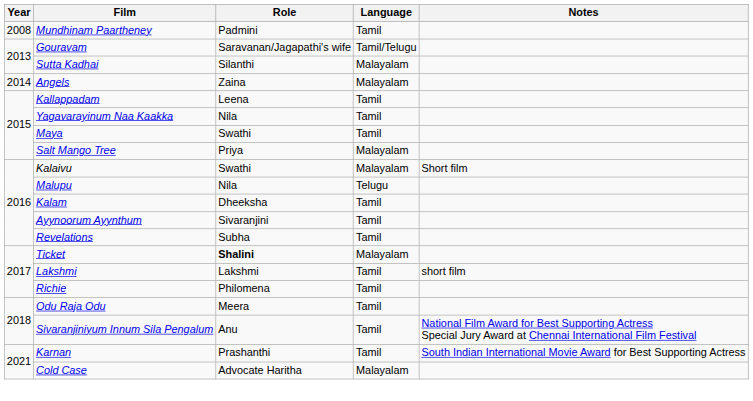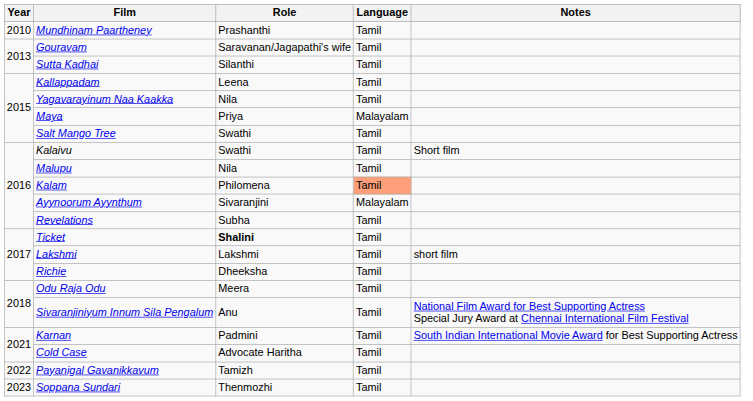(19, 30) 2008 -> (19, 30) 2010
(238, 30) Padmini -> (244, 30) Prashanthi
(386, 47) Tamil/Telugu -> (369, 47) Tamil
(382, 64) Malayalam -> (369, 64) Tamil
- row: (53, 82)
(235, 133) Swathi -> (231, 116) Priya
(369, 133) Tamil -> (382, 116) Malayalam
(231, 151) Priya -> (235, 133) Swathi
(382, 151) Malayalam -> (369, 133) Tamil
(382, 168) Malayalam -> (369, 151) Tamil
(372, 185) Telugu -> (369, 168) Tamil
(243, 202) Dheeksha -> (244, 185) Philomena
(369, 202) no background -> (369, 185) lightsalmon background
(369, 220) Tamil -> (382, 202) Malayalam
(382, 254) Malayalam -> (369, 237) Tamil
(244, 289) Philomena -> (243, 271) Dheeksha
(244, 353) Prashanthi -> (238, 335) Padmini
(382, 370) Malayalam -> (369, 353) Tamil
+ row: (97, 370)
+ row: (78, 387)
